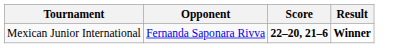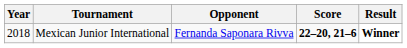+ column: (19, 14)
